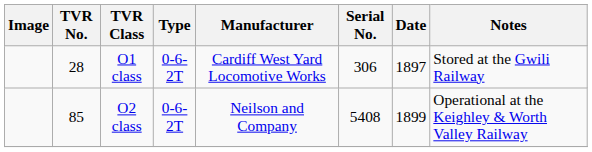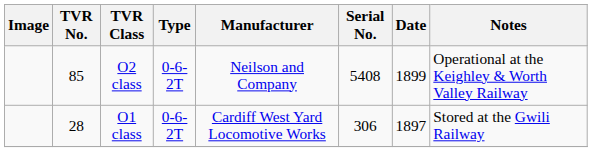rows swapped: (127, 66) <-> (127, 117)
